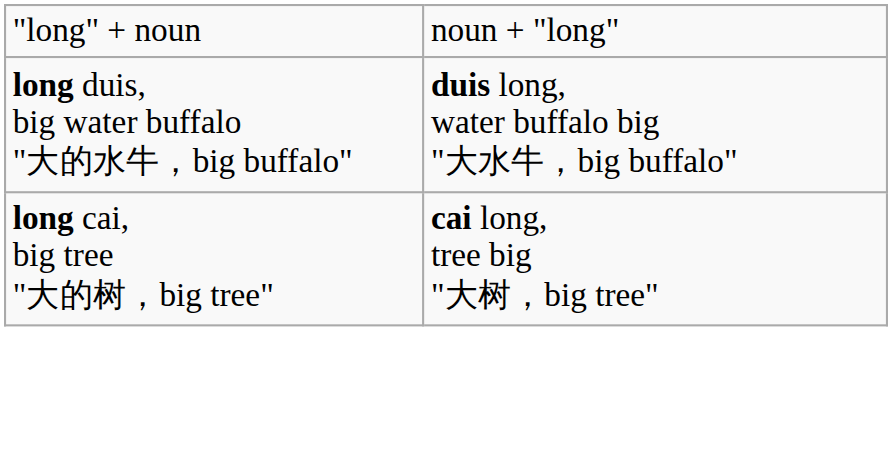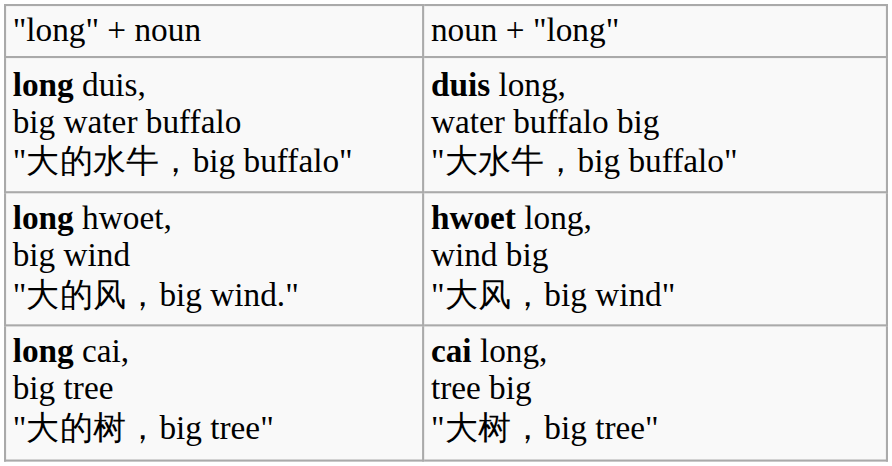+ row: (156, 256)
